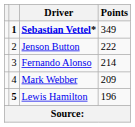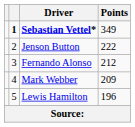(109, 62) 214 -> (109, 62) 212
(14, 96) bold -> (14, 96) normal
